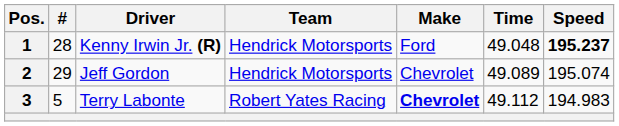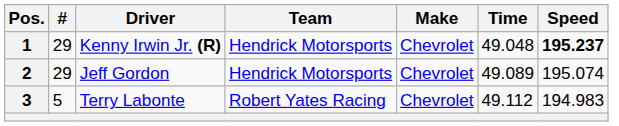(62, 46) 28 -> (62, 46) 29
(418, 46) Ford -> (437, 46) Chevrolet
(440, 100) bold -> (437, 100) normal
